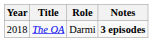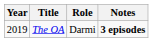(17, 29) 2018 -> (17, 29) 2019
